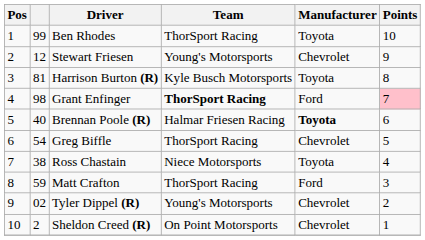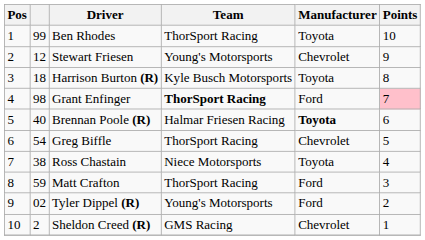(39, 77) 81 -> (39, 77) 18
(324, 203) Chevrolet -> (310, 203) Ford
(221, 224) On Point Motorsports -> (198, 224) GMS Racing
